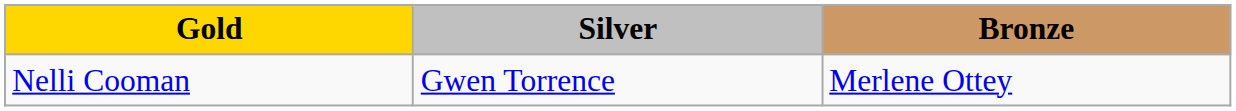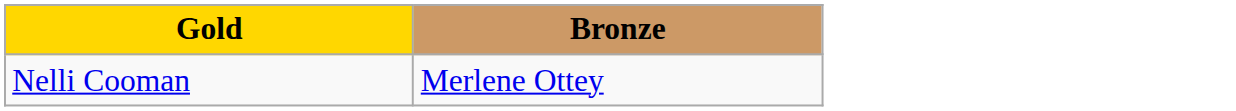- column: (618, 29)
